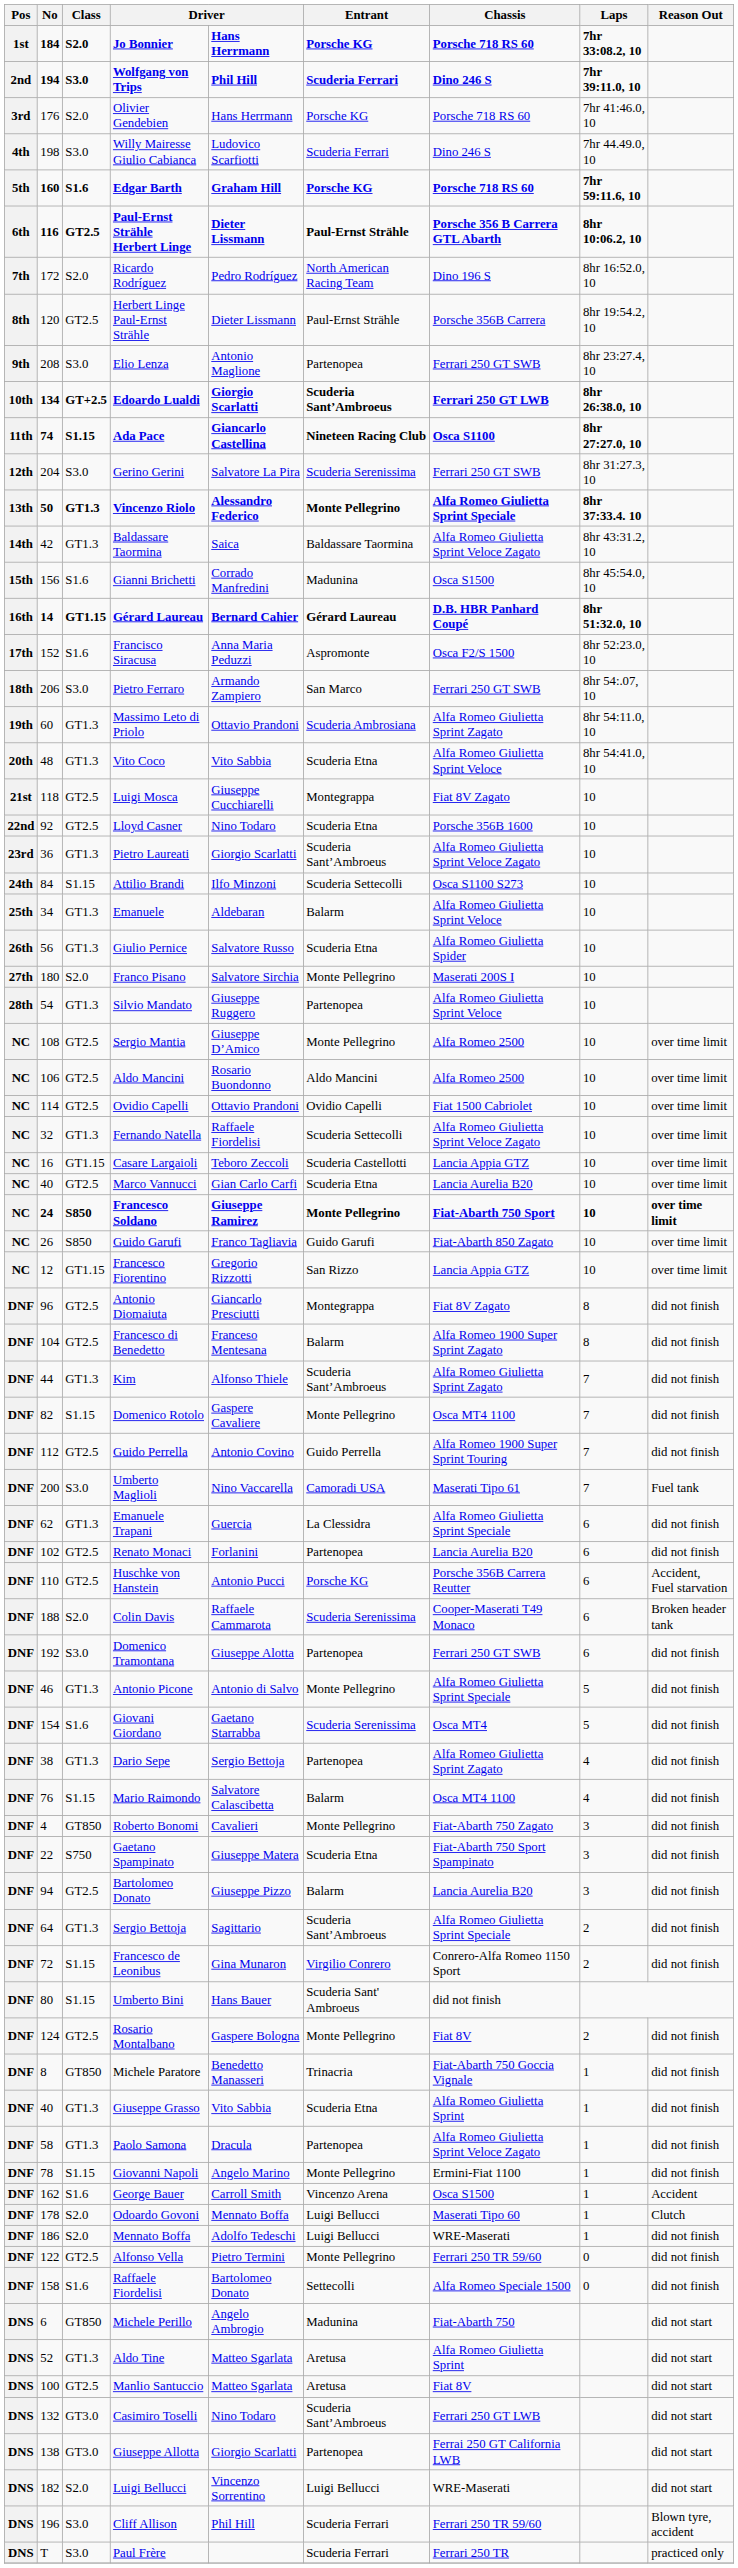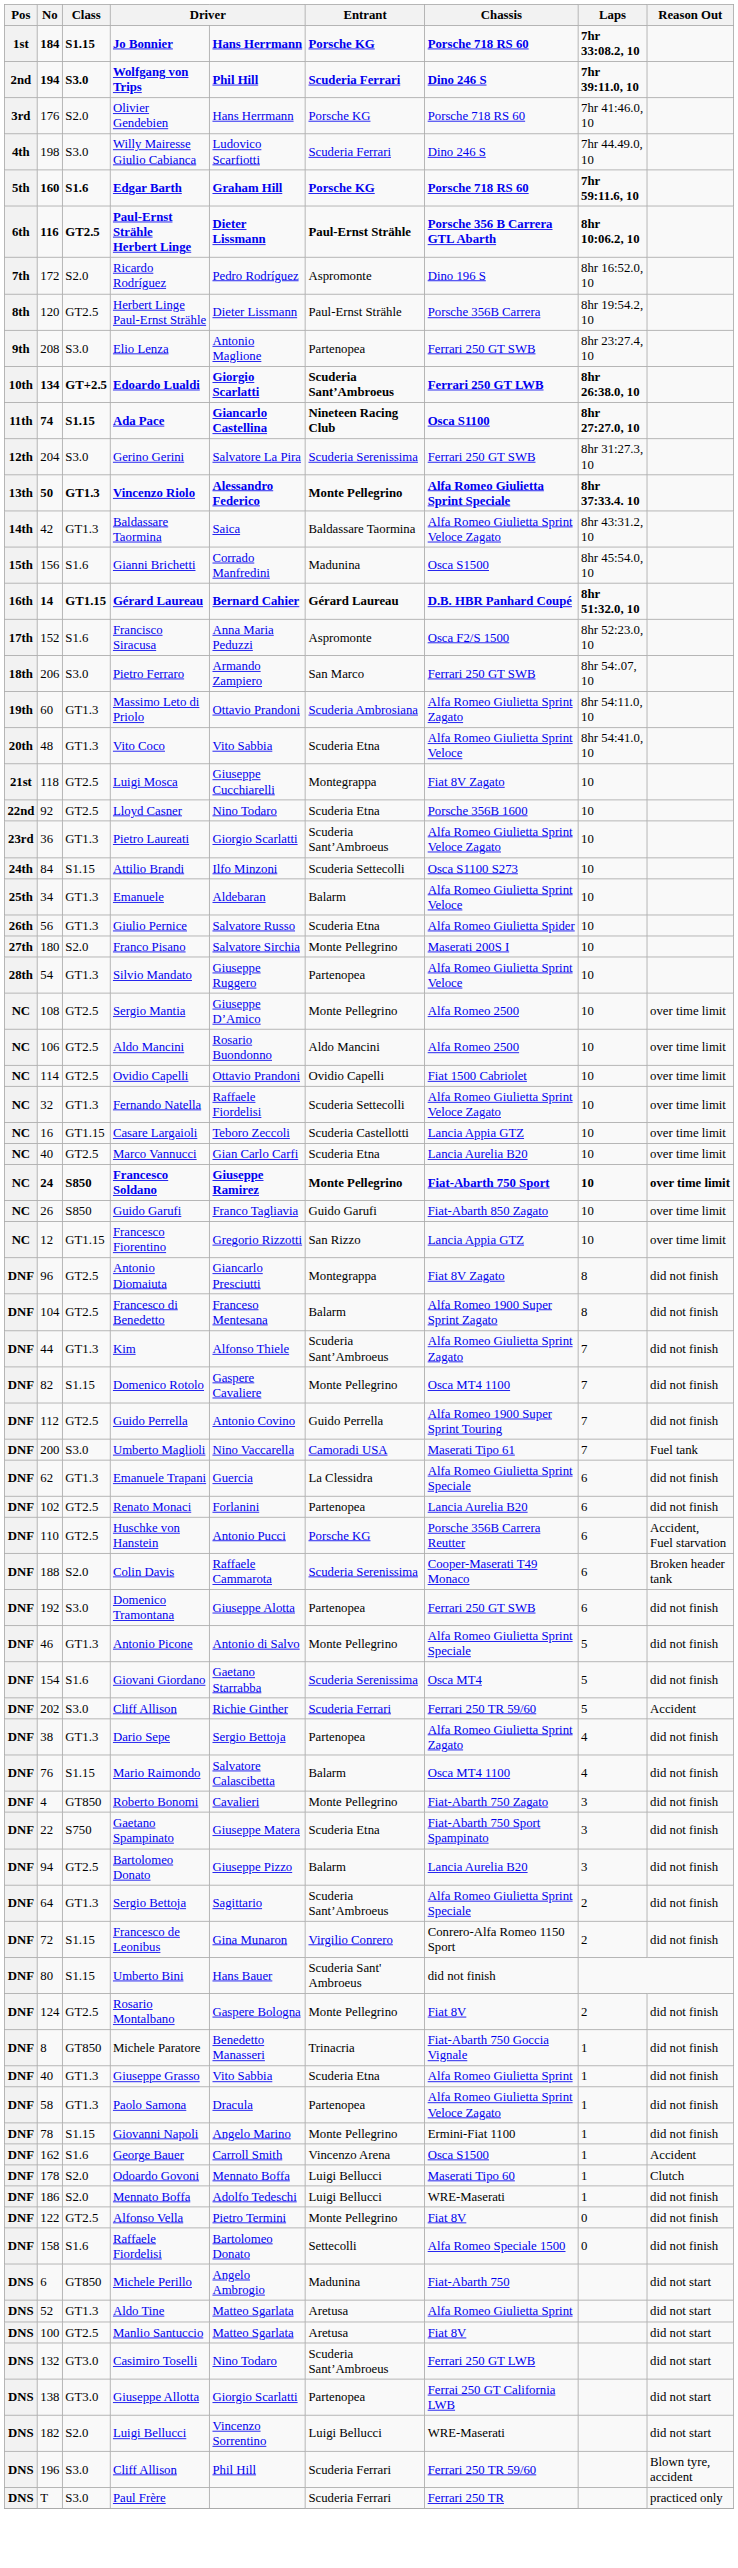(77, 43) S2.0 -> (80, 43) S1.15
(348, 275) North American Racing Team -> (340, 275) Aspromonte
+ row: (50, 1708)
(487, 2257) Ferrari 250 TR 59/60 -> (447, 2217) Fiat 8V
